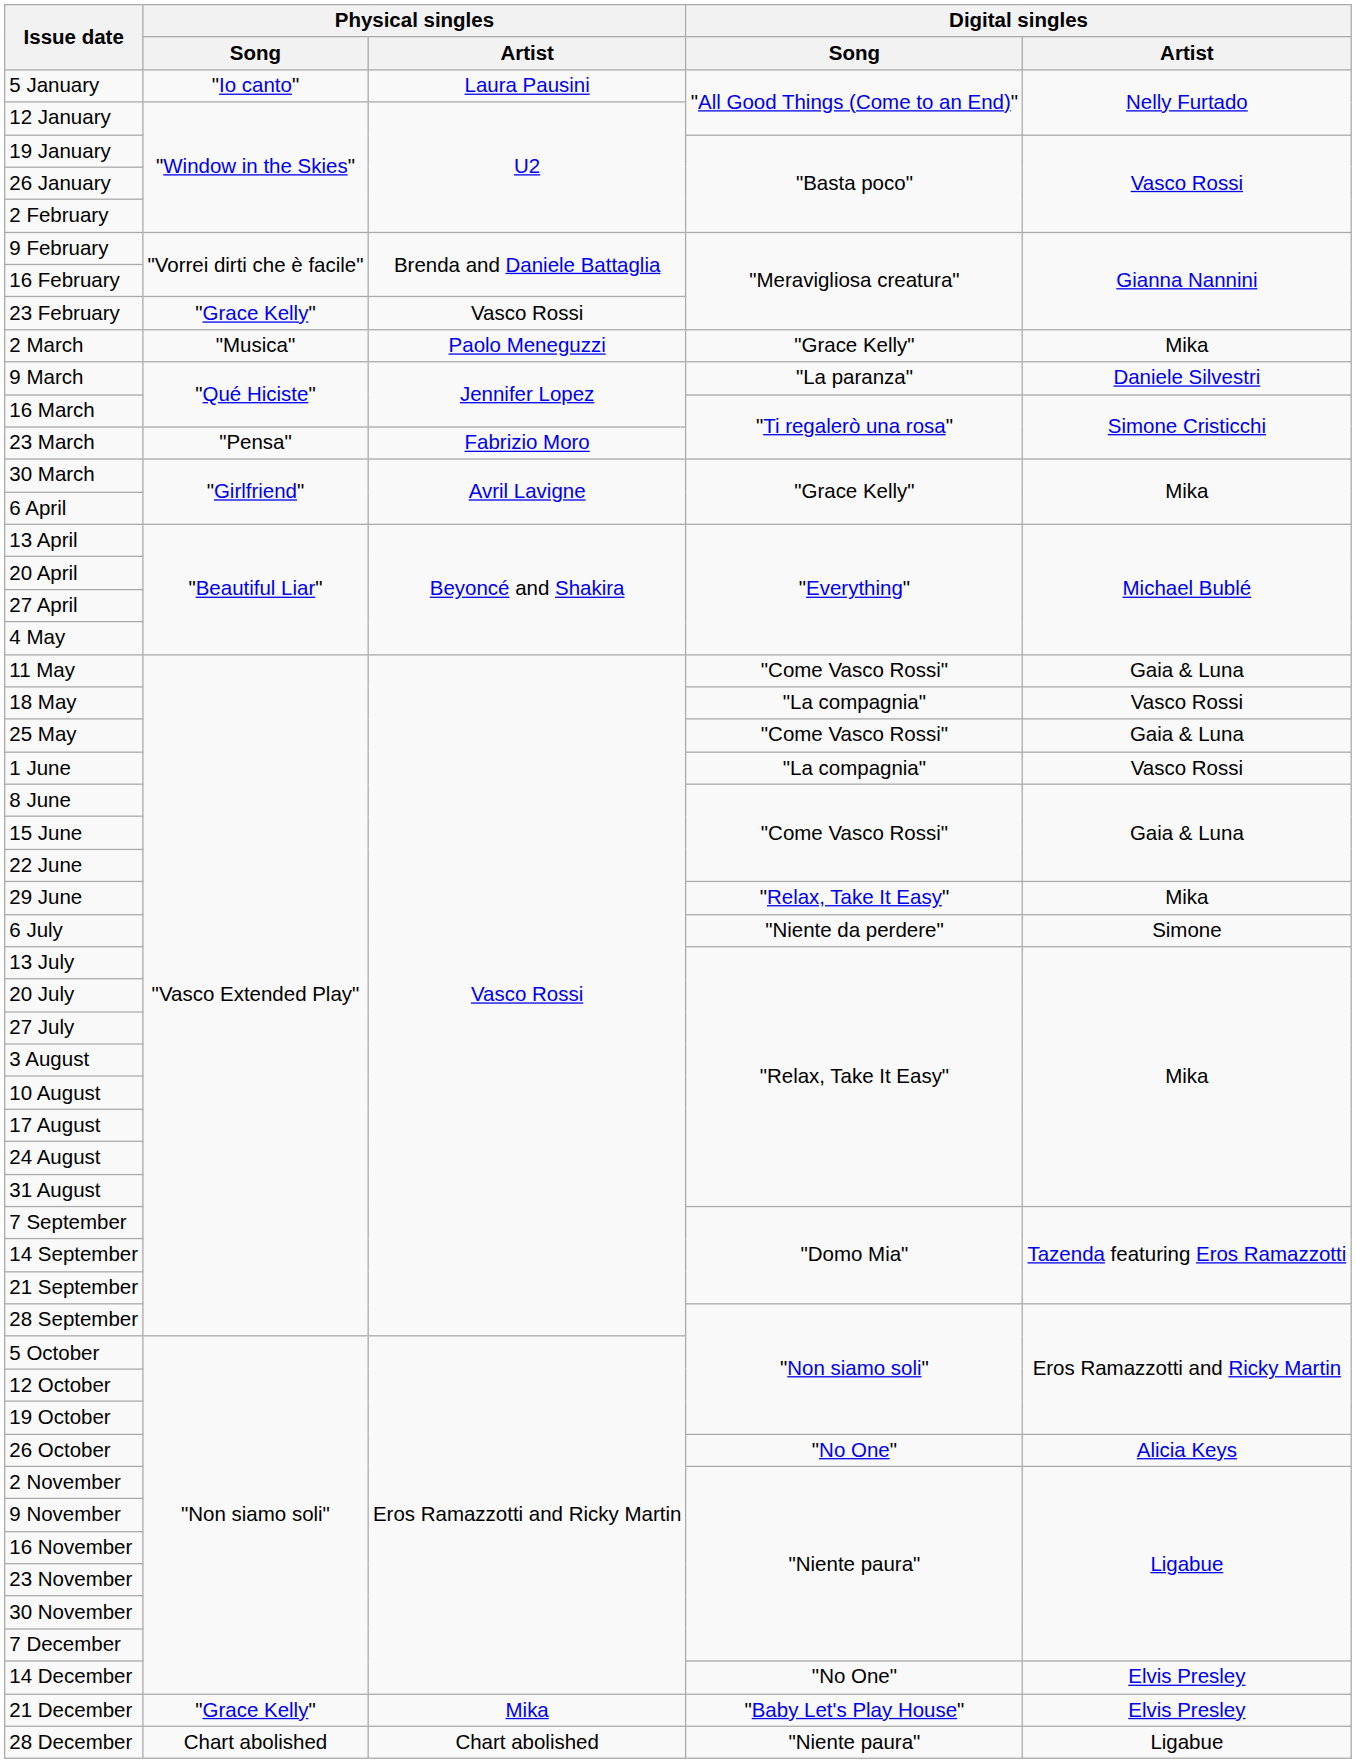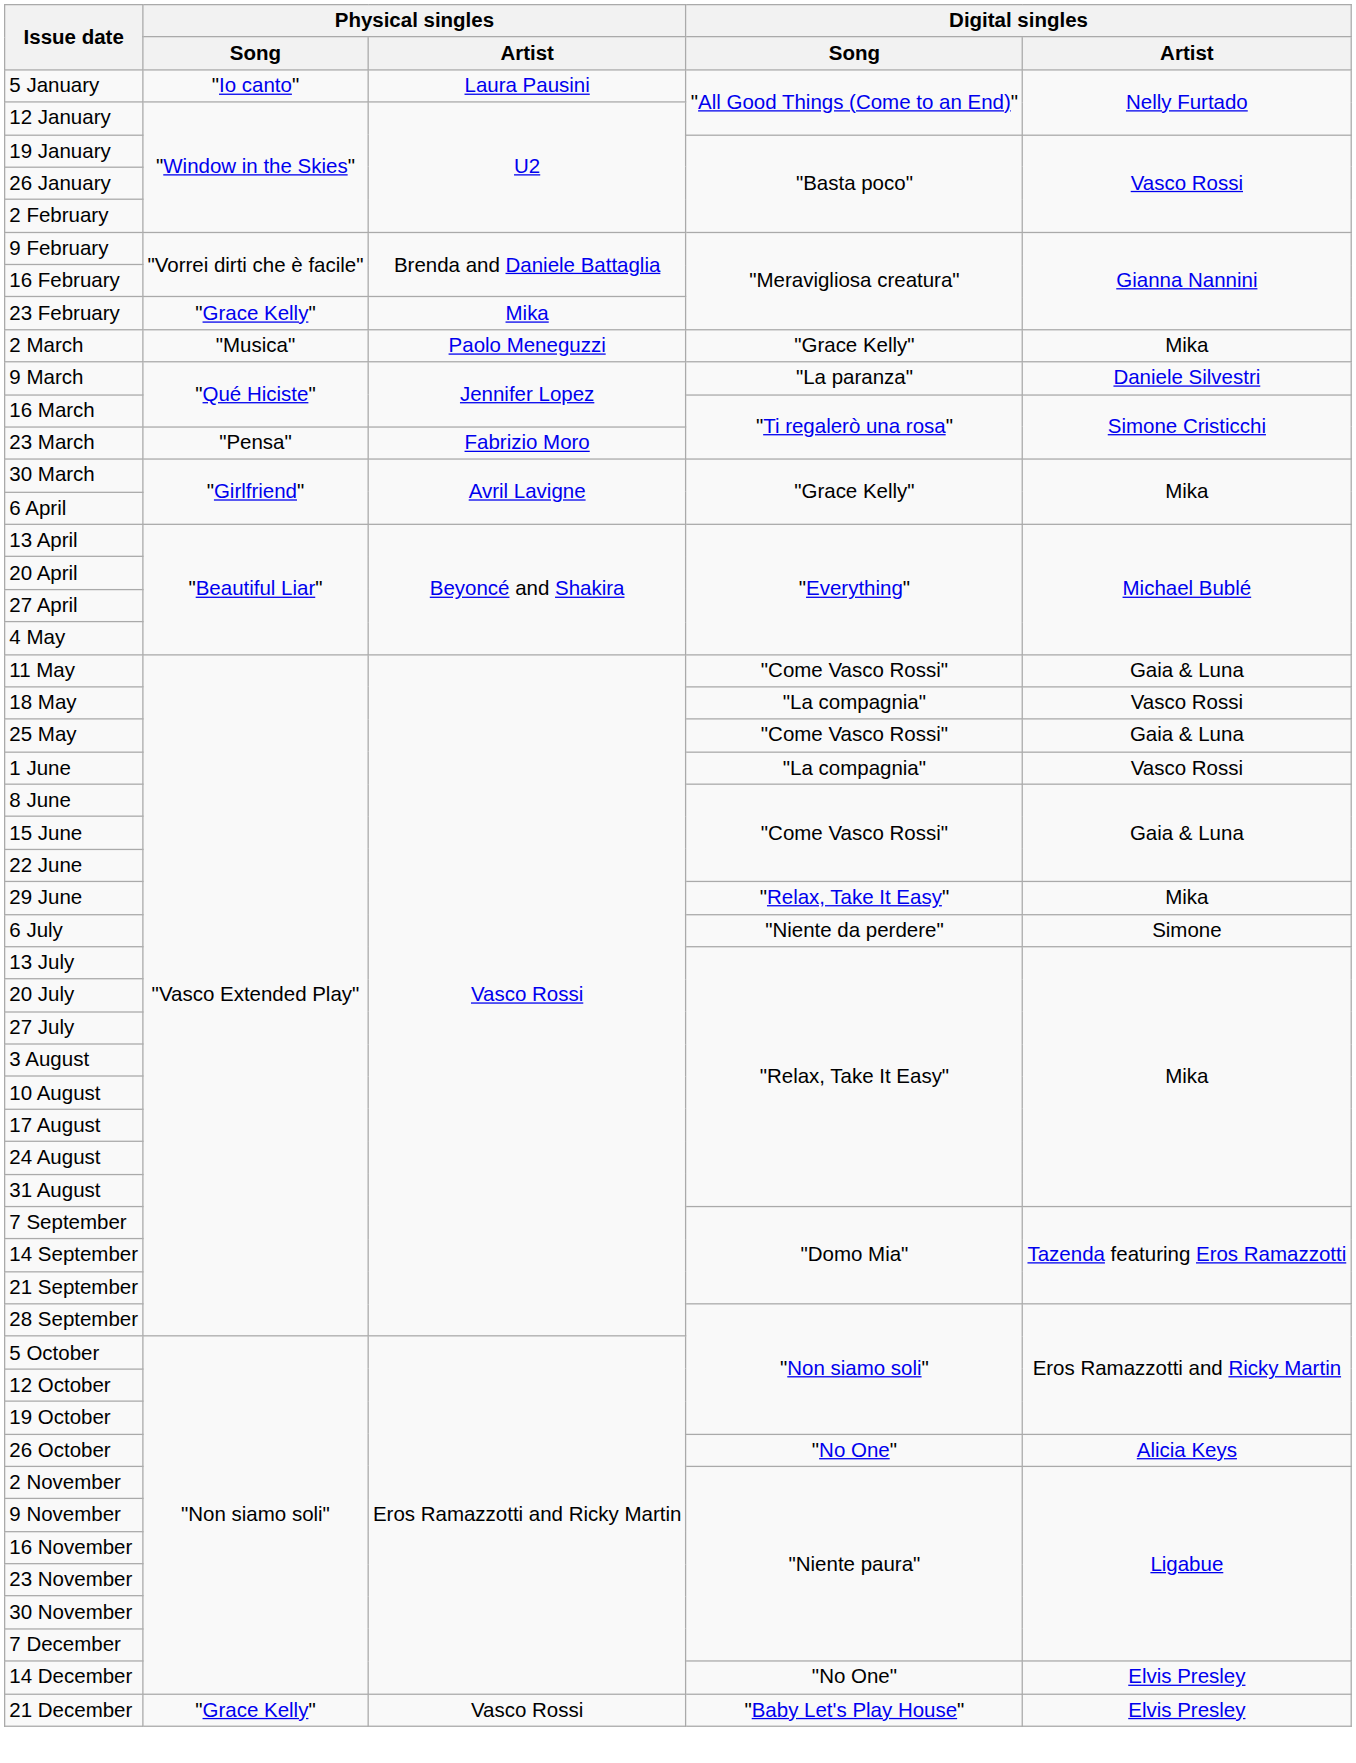(527, 313) Vasco Rossi -> (527, 313) Mika
(527, 1709) Mika -> (527, 1709) Vasco Rossi
- row: (71, 1742)
